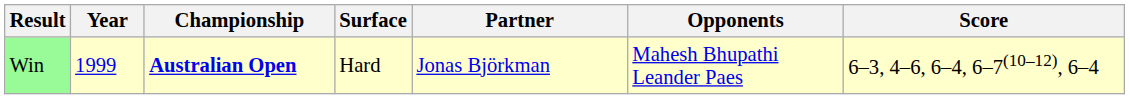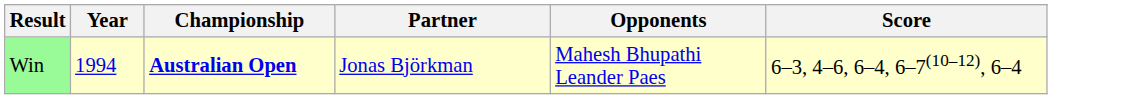- column: (373, 20)
(96, 65) 1999 -> (96, 65) 1994
